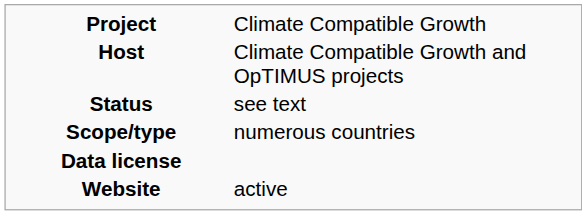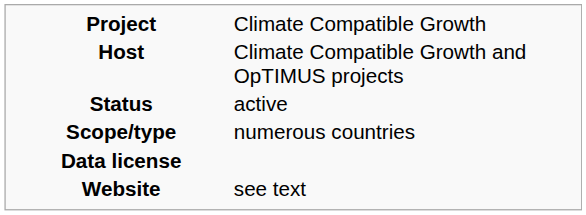(270, 104) see text -> (261, 104) active
(261, 189) active -> (270, 189) see text
